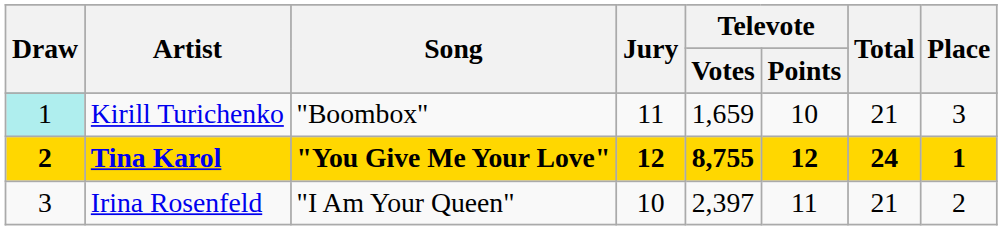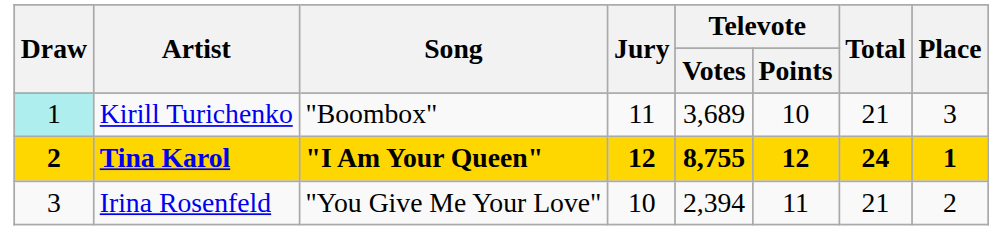(723, 114) 1,659 -> (714, 114) 3,689
(453, 158) "You Give Me Your Love" -> (424, 158) "I Am Your Queen"
(406, 202) "I Am Your Queen" -> (453, 202) "You Give Me Your Love"
(723, 202) 2,397 -> (714, 202) 2,394
